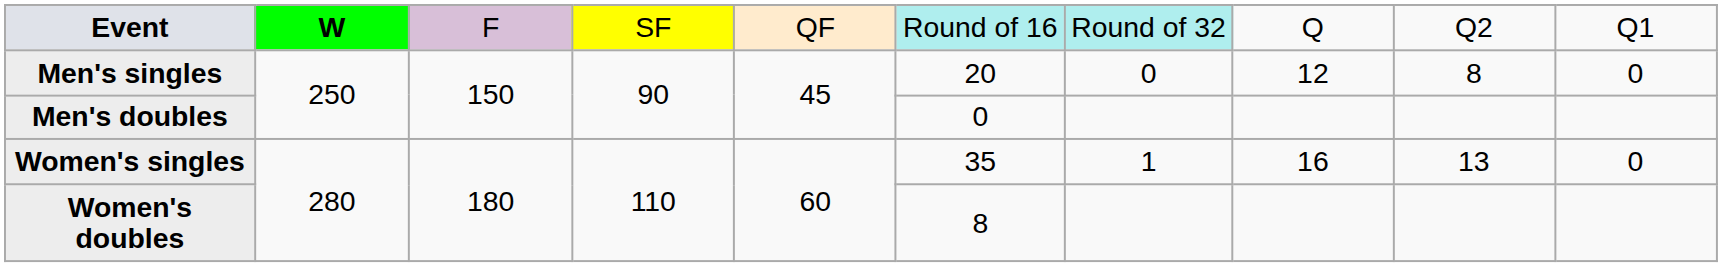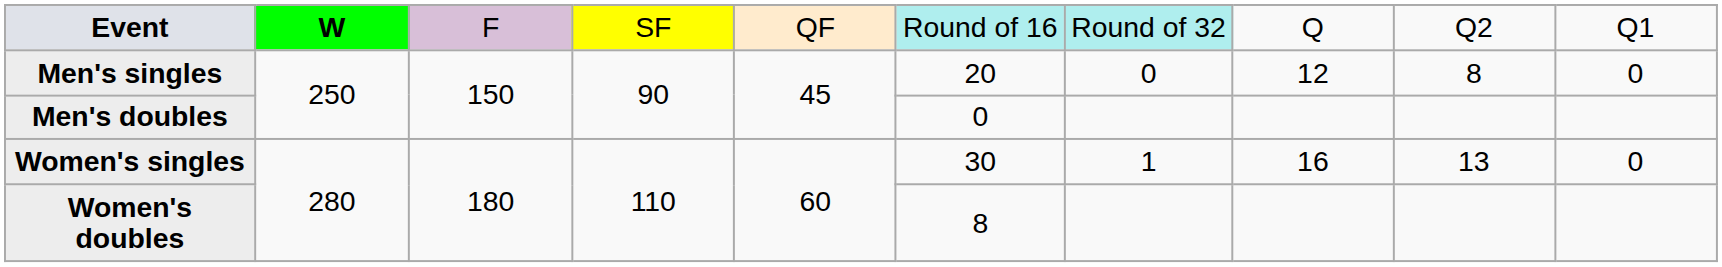(980, 162) 35 -> (980, 162) 30
